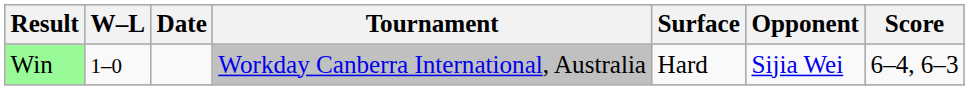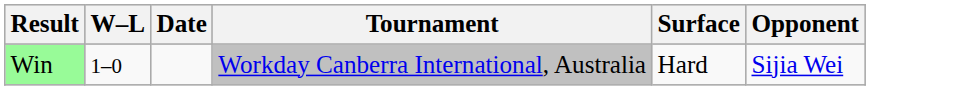- column: (915, 24)
